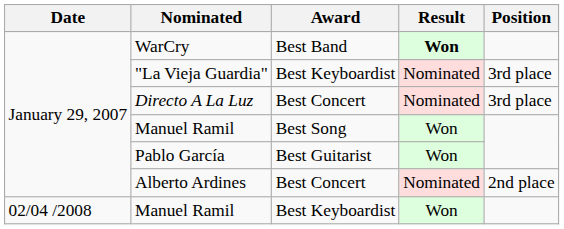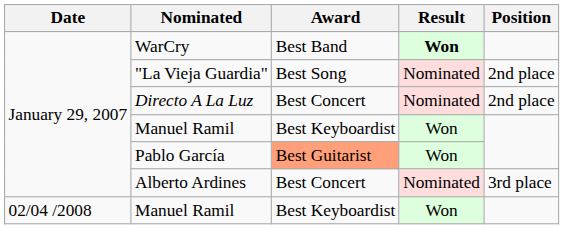(335, 73) Best Keyboardist -> (311, 73) Best Song
(520, 73) 3rd place -> (521, 73) 2nd place
(520, 100) 3rd place -> (521, 100) 2nd place
(311, 127) Best Song -> (335, 127) Best Keyboardist
(323, 155) no background -> (323, 155) lightsalmon background
(521, 182) 2nd place -> (520, 182) 3rd place
